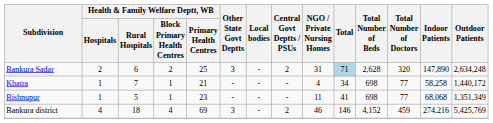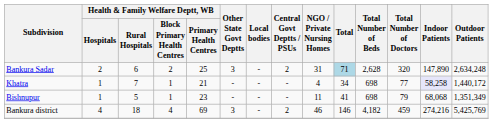(436, 83) no background -> (436, 83) lavender background
(404, 97) 77 -> (404, 97) 79
(371, 111) 4,152 -> (371, 111) 4,182
